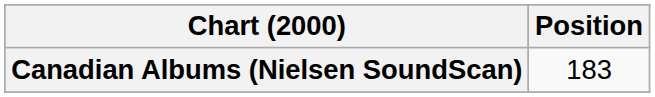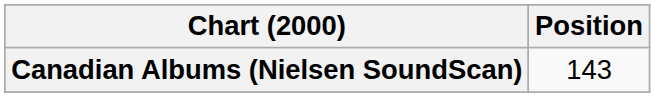(589, 69) 183 -> (589, 69) 143
